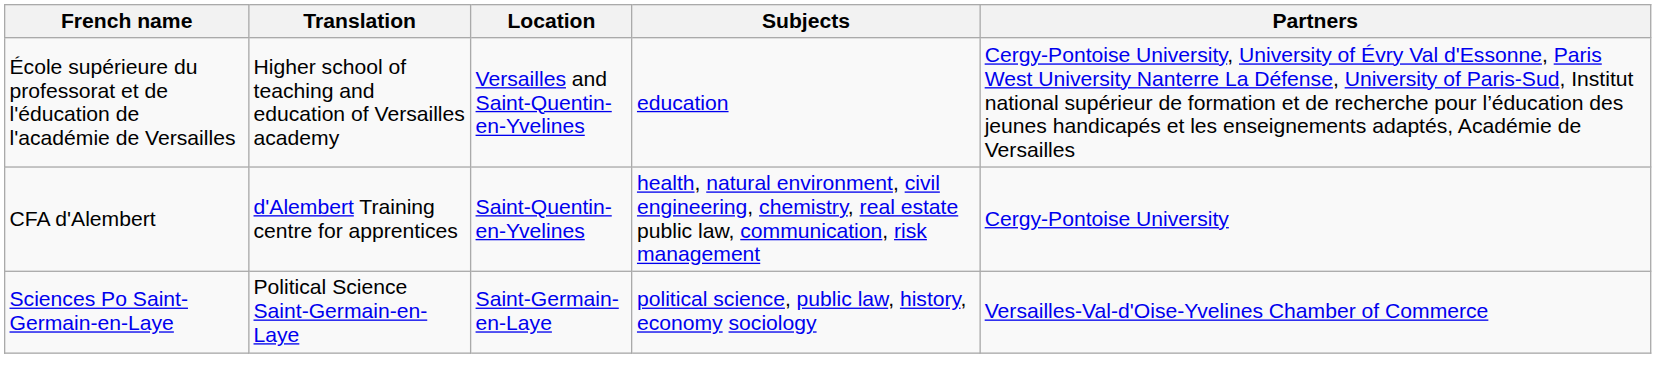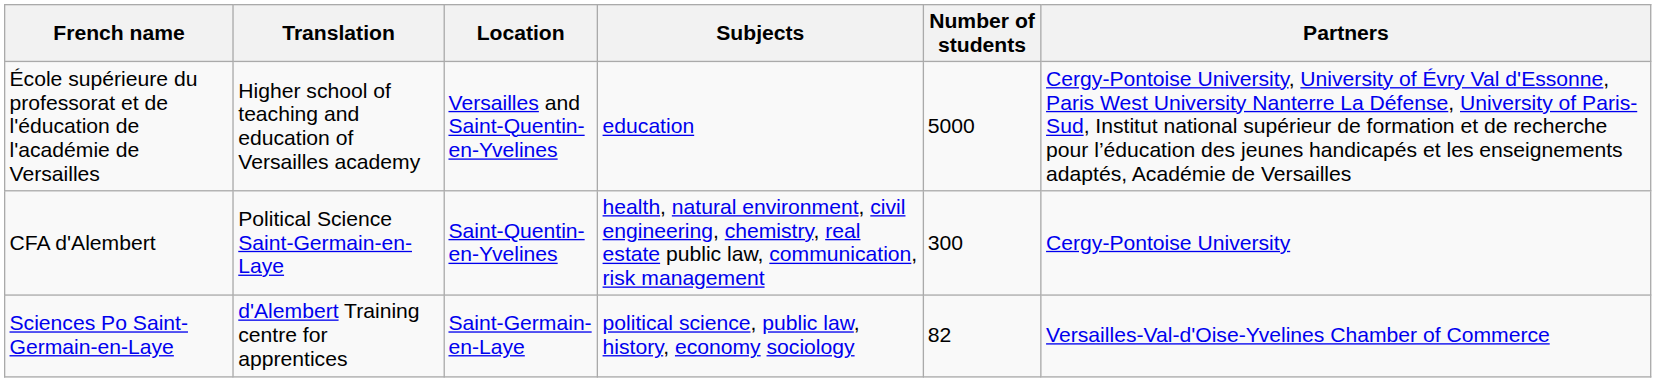+ column: (982, 33)
(356, 218) d'Alembert Training centre for apprentices -> (325, 242) Political Science Saint-Germain-en-Laye
(340, 311) Political Science Saint-Germain-en-Laye -> (329, 335) d'Alembert Training centre for apprentices
